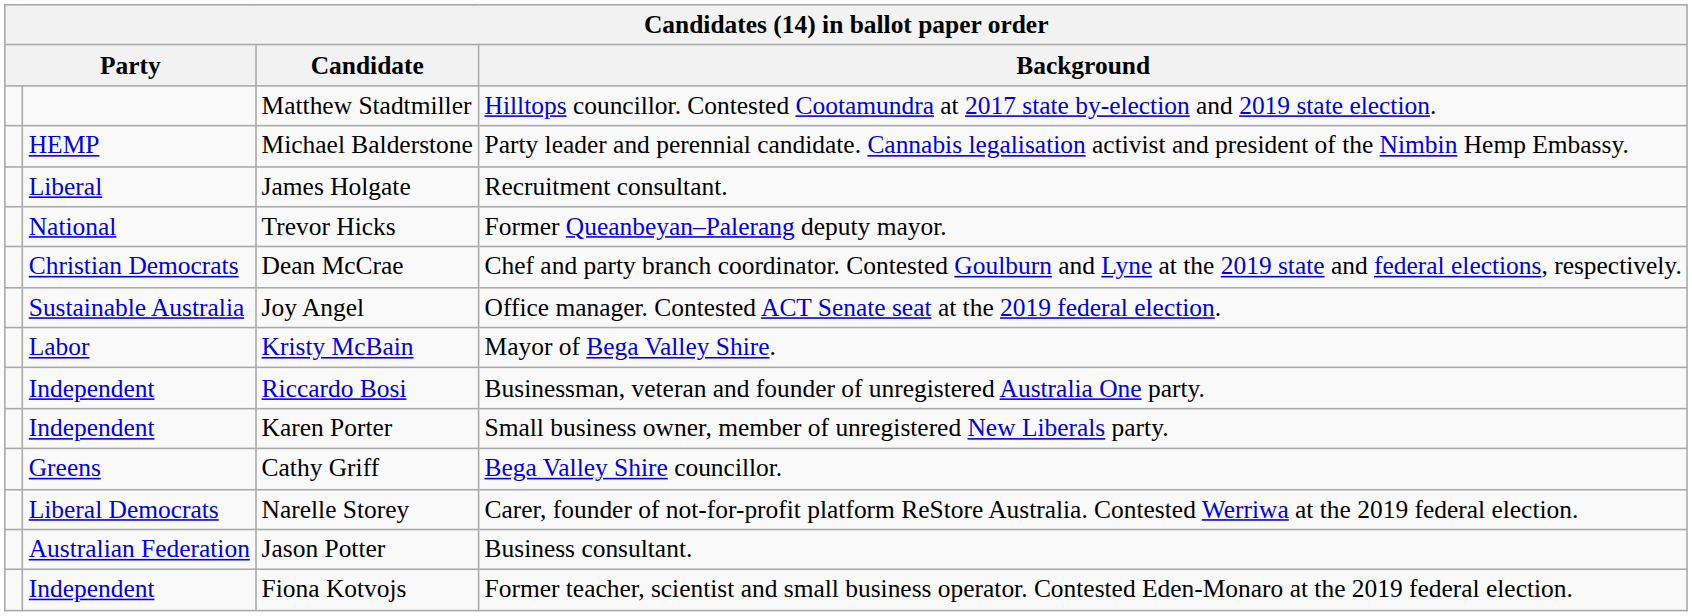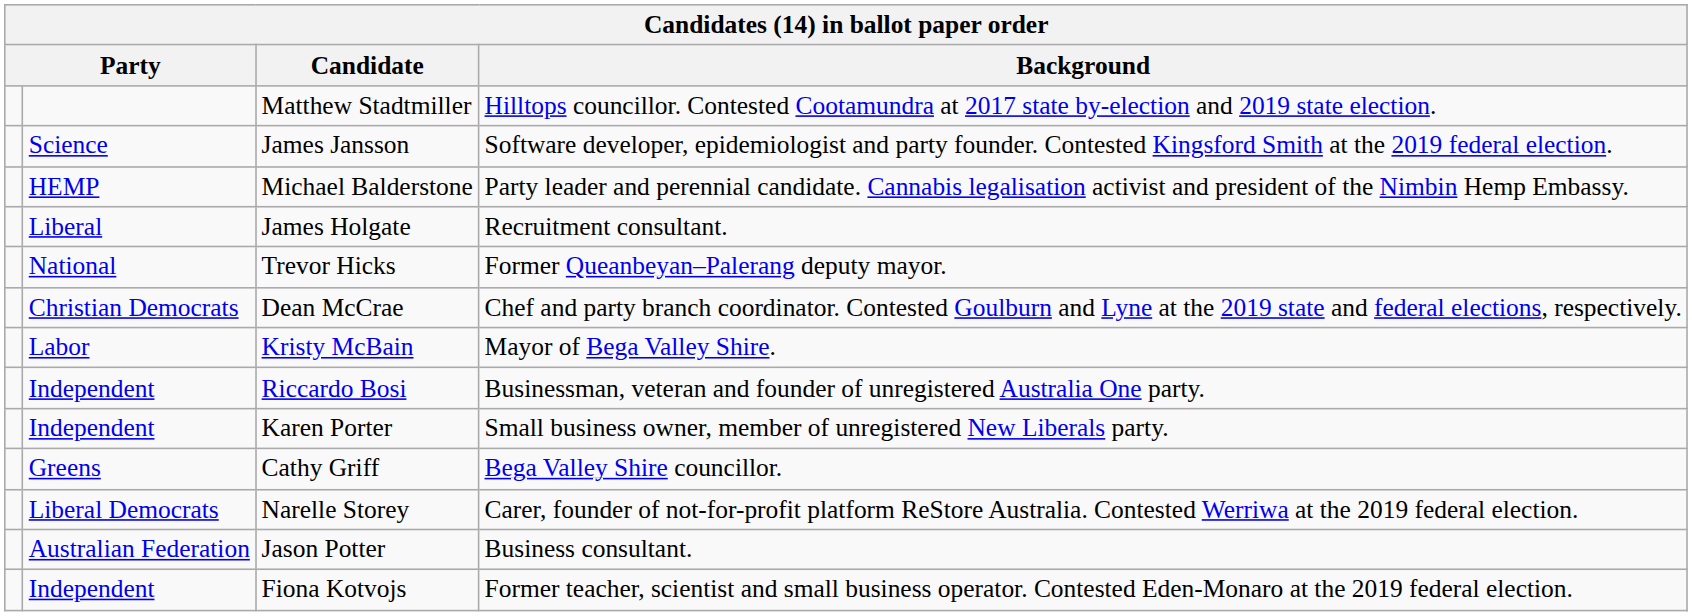+ row: (335, 145)
- row: (313, 307)
